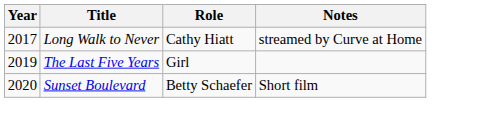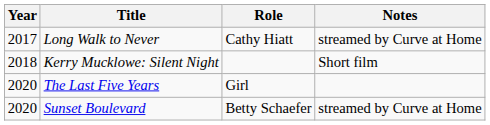+ row: (131, 62)
(22, 62) 2019 -> (22, 85) 2020
(288, 85) Short film -> (400, 108) streamed by Curve at Home
